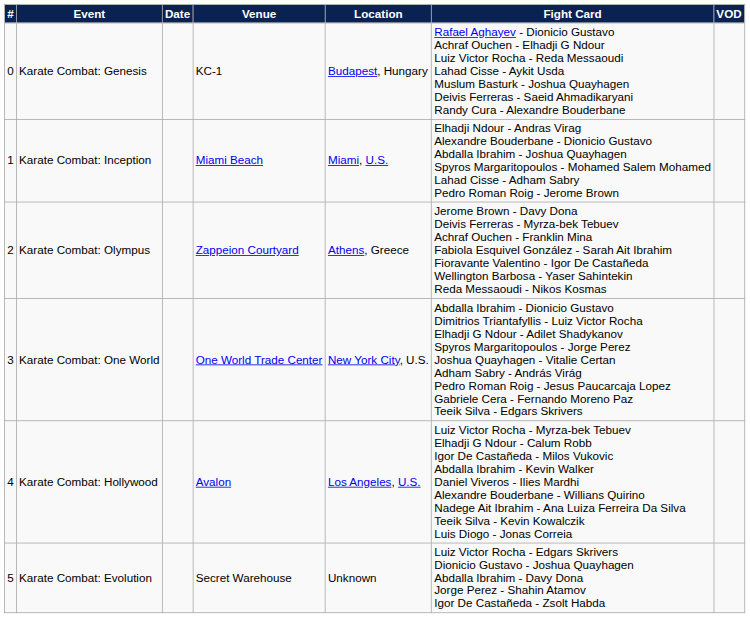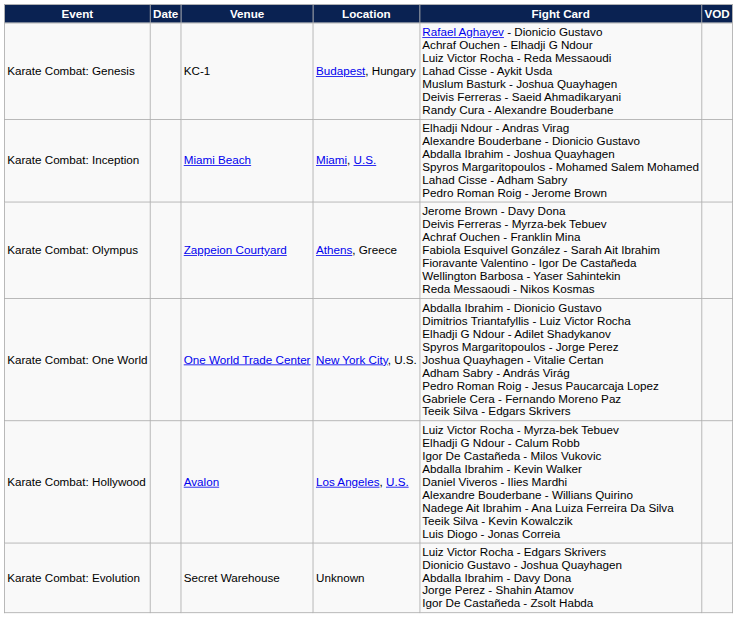- column: (10, 14)
